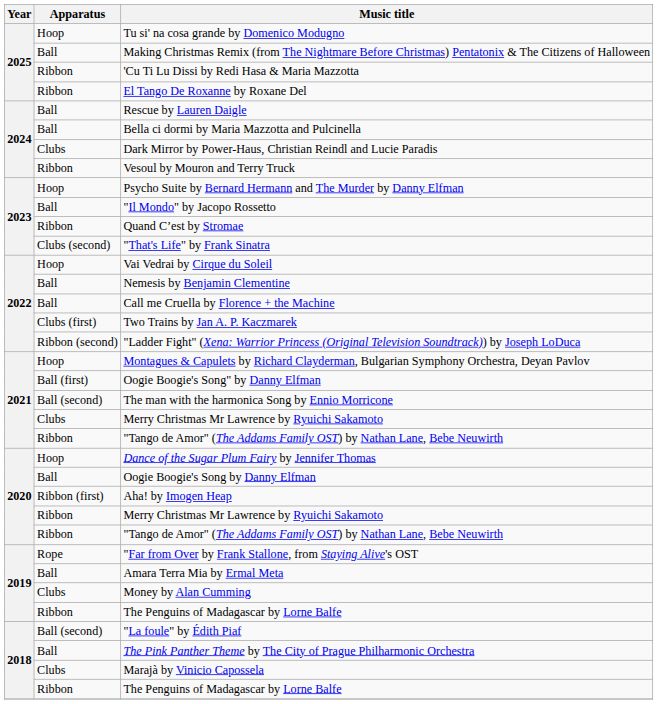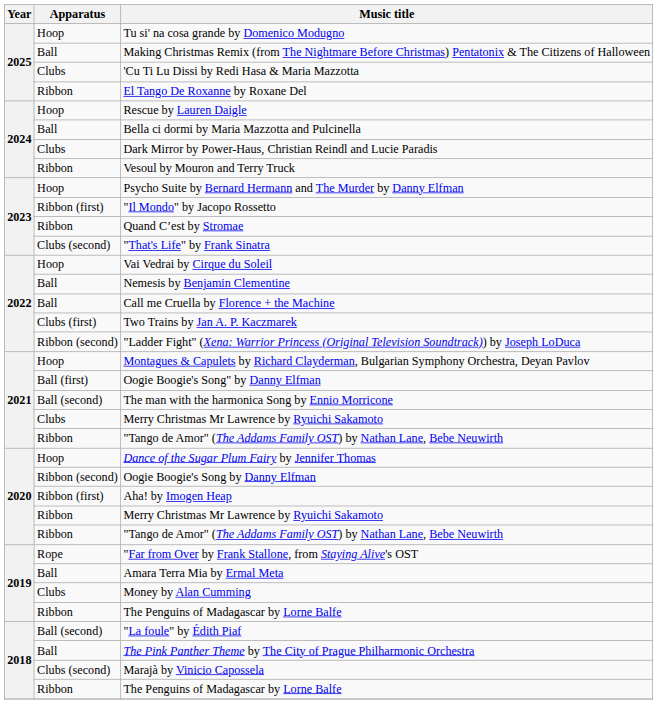(55, 71) Ribbon -> (51, 71) Clubs
(47, 110) Ball -> (51, 110) Hoop
(47, 206) Ball -> (70, 206) Ribbon (first)
(47, 476) Ball -> (77, 476) Ribbon (second)
(51, 669) Clubs -> (74, 669) Clubs (second)
